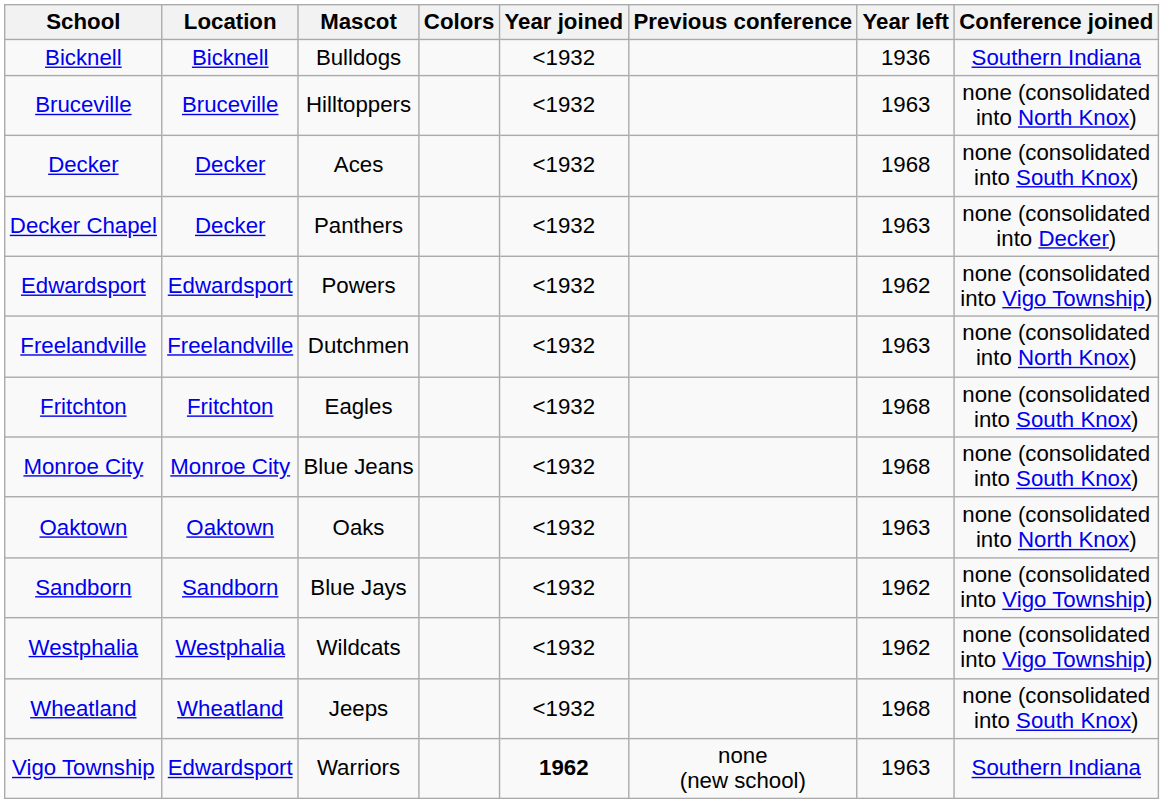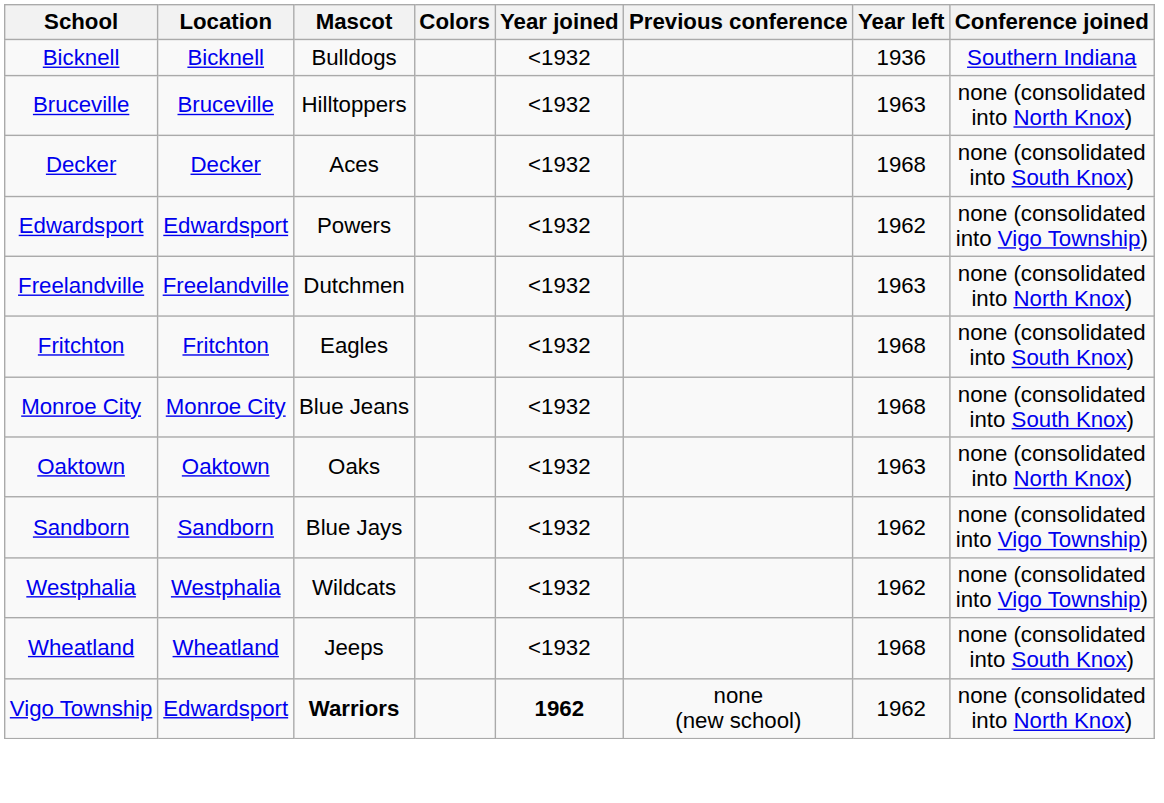- row: (83, 225)
(359, 768) normal -> (354, 708) bold
(906, 768) 1963 -> (901, 708) 1962
(1056, 768) Southern Indiana -> (1052, 708) none (consolidated into North Knox)
